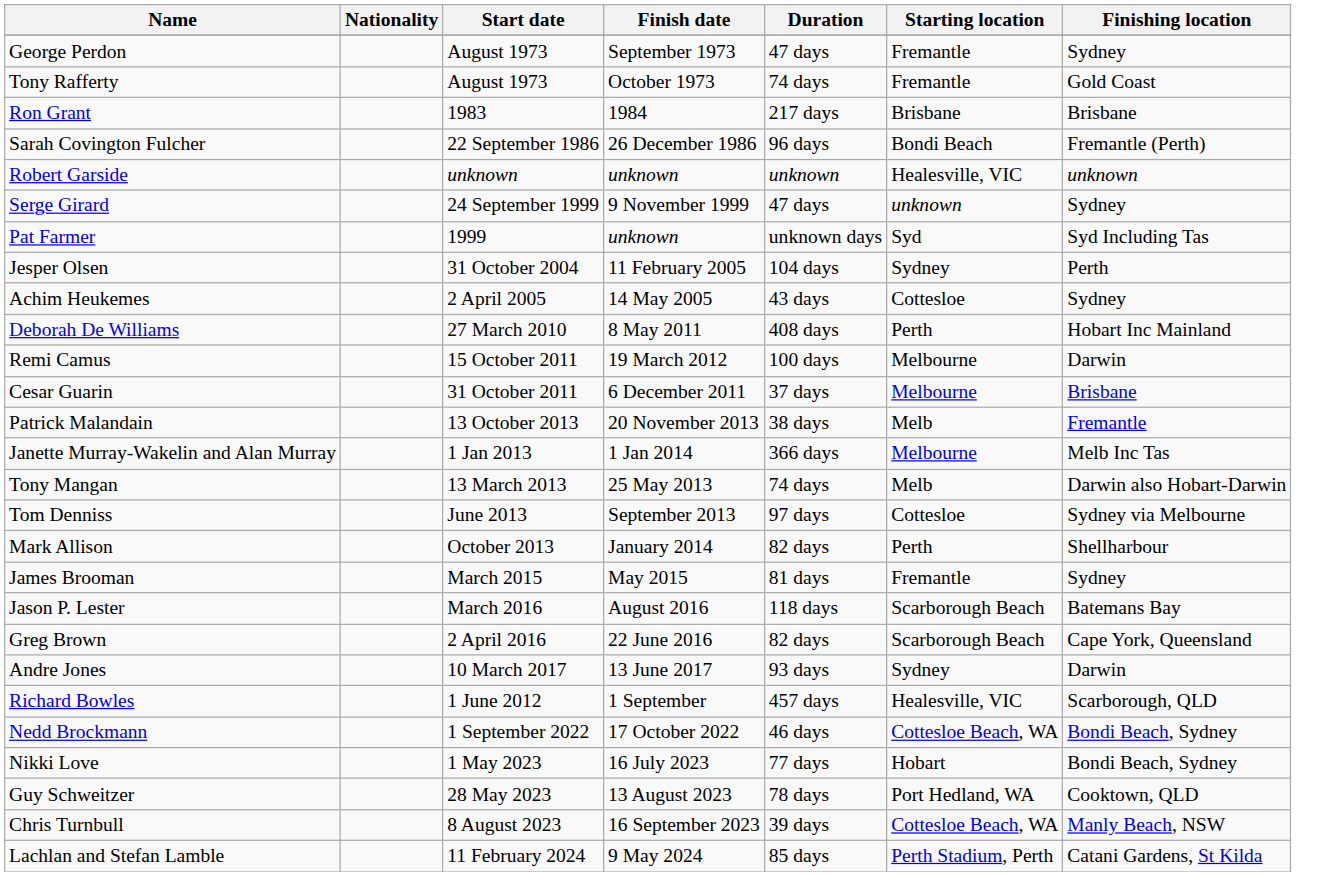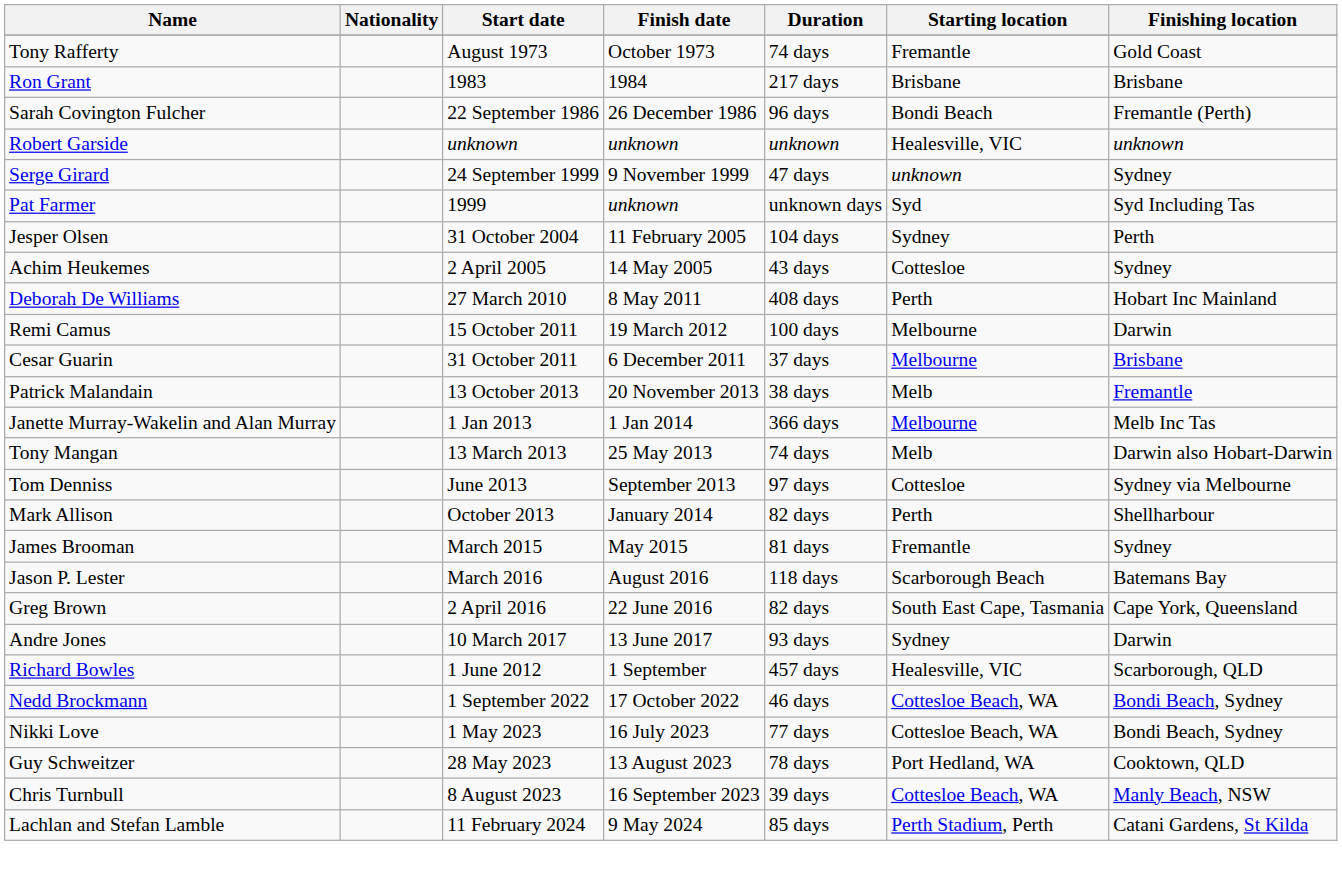- row: (68, 50)
(968, 639) Scarborough Beach -> (998, 608) South East Cape, Tasmania
(918, 762) Hobart -> (975, 732) Cottesloe Beach, WA
